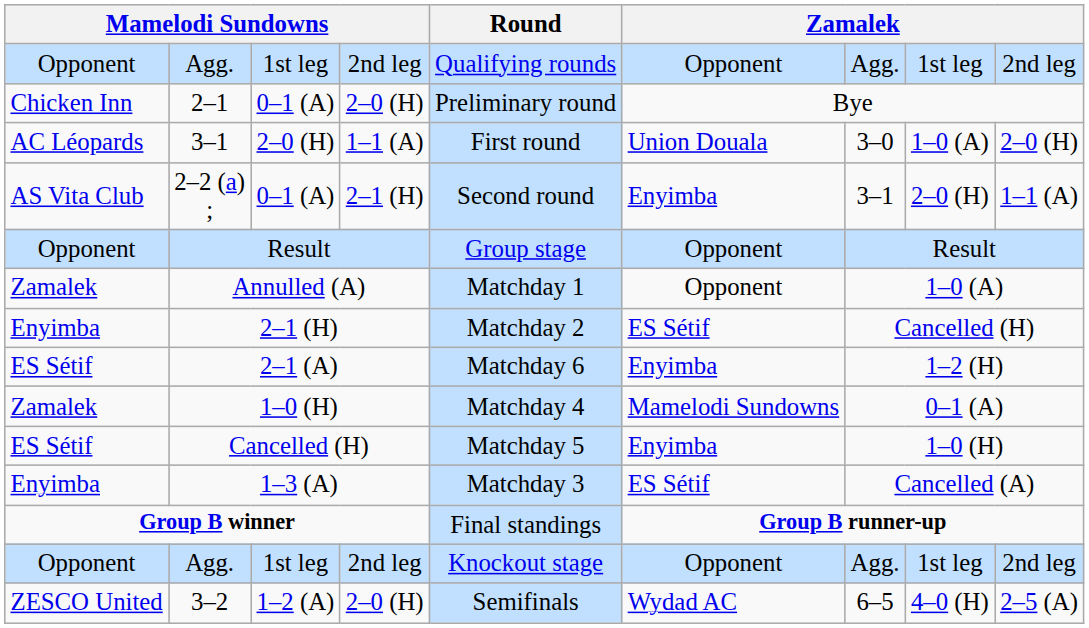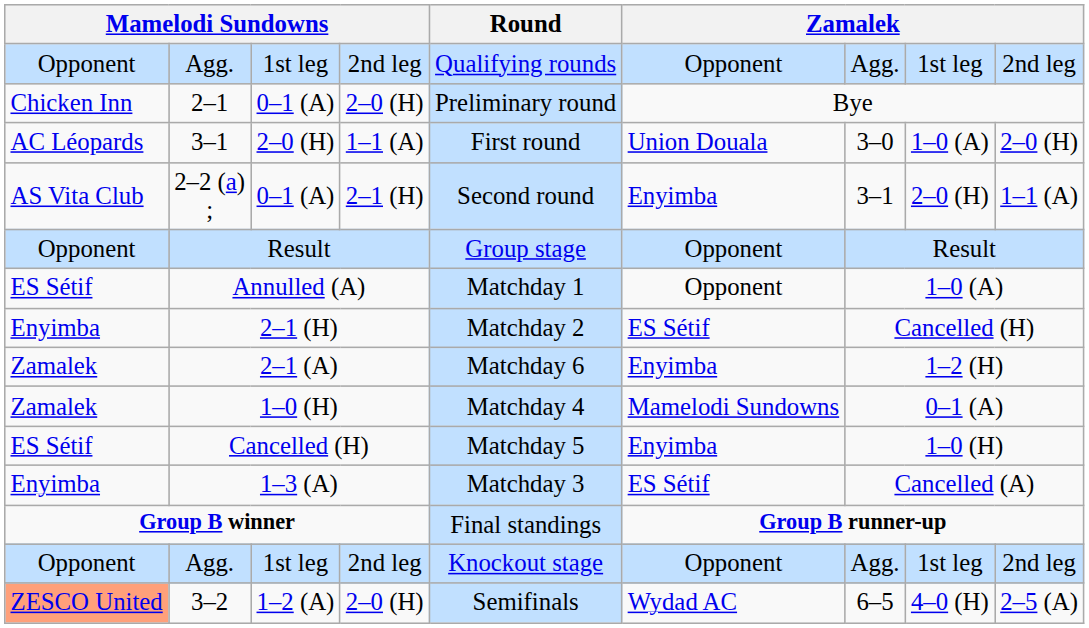(54, 288) Zamalek -> (51, 288) ES Sétif
(51, 366) ES Sétif -> (54, 366) Zamalek
(87, 602) no background -> (87, 602) lightsalmon background
